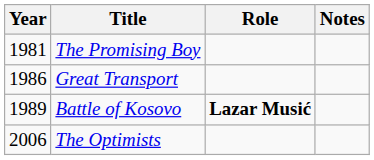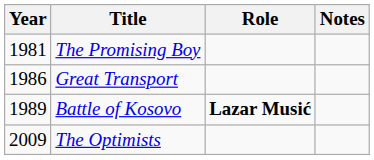(28, 139) 2006 -> (28, 139) 2009
